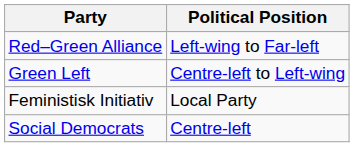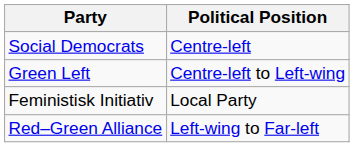rows swapped: (76, 127) <-> (85, 45)
